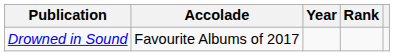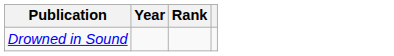- column: (217, 16)
